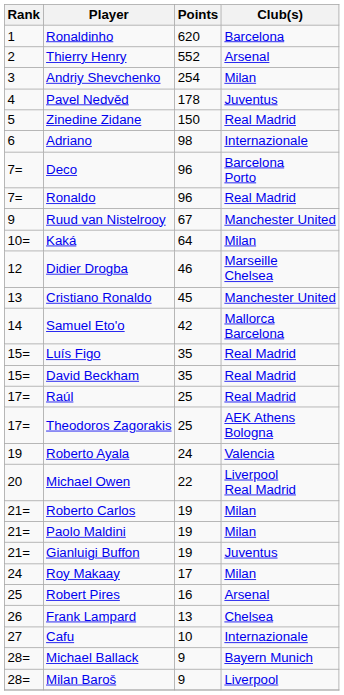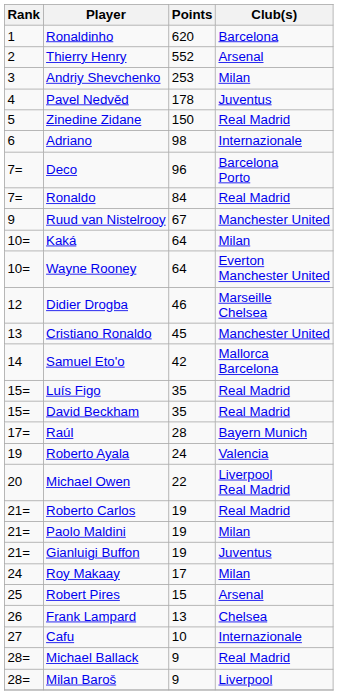(189, 78) 254 -> (183, 78) 253
(185, 198) 96 -> (179, 198) 84
+ row: (91, 269)
(185, 396) 25 -> (179, 432) 28
(260, 396) Real Madrid -> (263, 432) Bayern Munich
- row: (109, 425)
(240, 510) Milan -> (254, 510) Real Madrid
(185, 595) 16 -> (179, 595) 15
(269, 658) Bayern Munich -> (254, 658) Real Madrid
